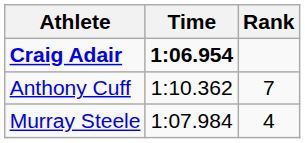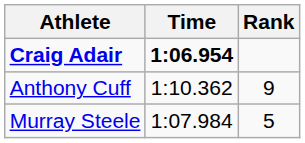(269, 88) 7 -> (269, 88) 9
(269, 121) 4 -> (269, 121) 5
